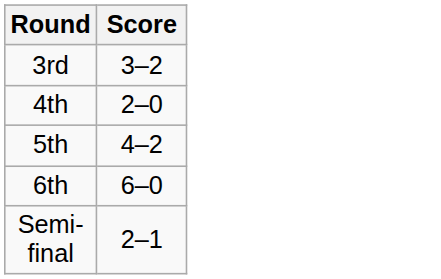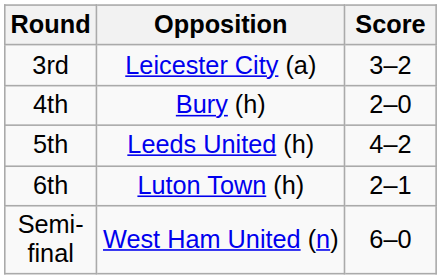+ column: (221, 24)
(142, 185) 6–0 -> (390, 185) 2–1
(142, 239) 2–1 -> (390, 239) 6–0
